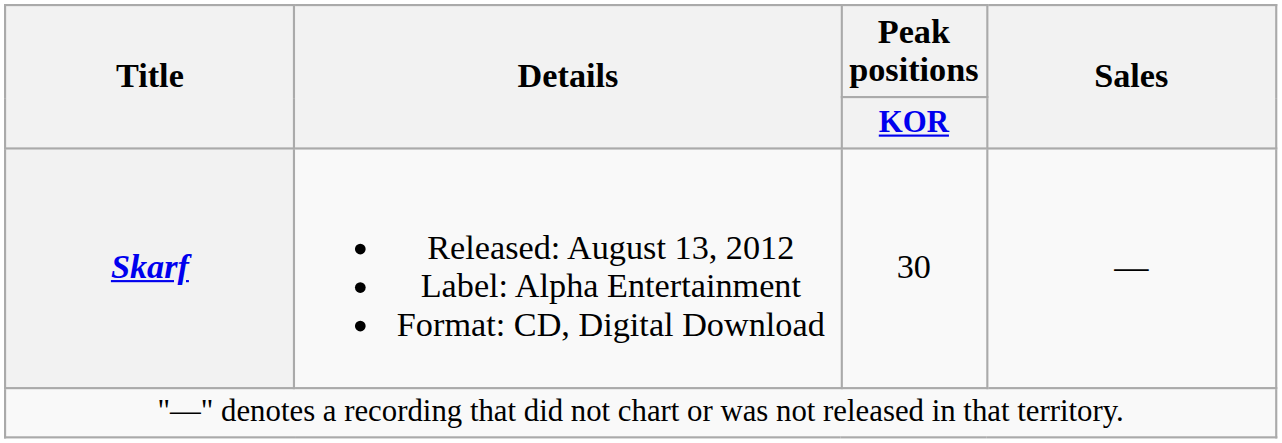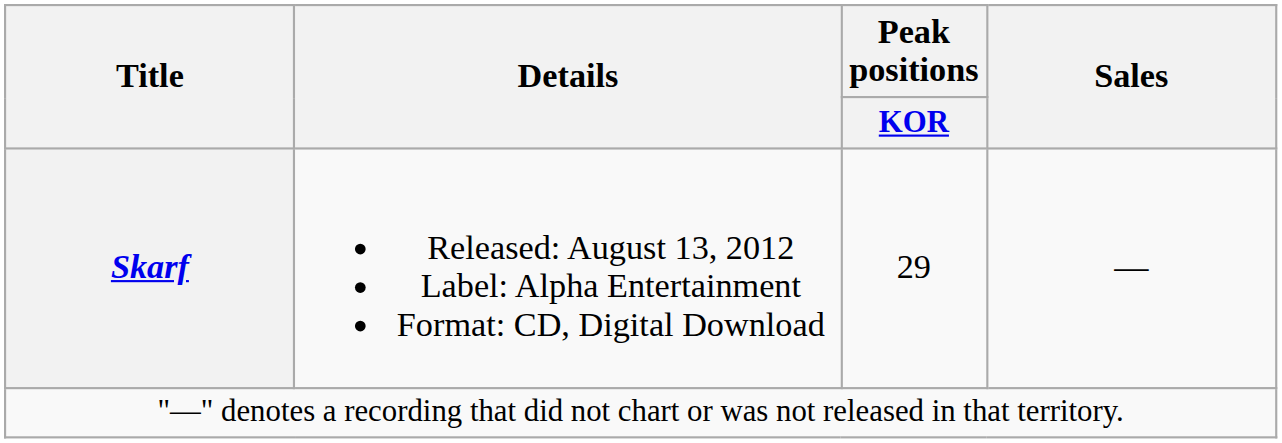(914, 267) 30 -> (914, 267) 29
